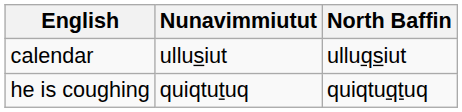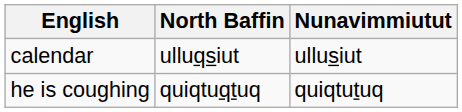columns swapped: (389, 21) <-> (238, 21)
